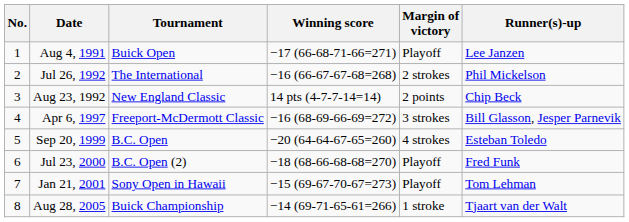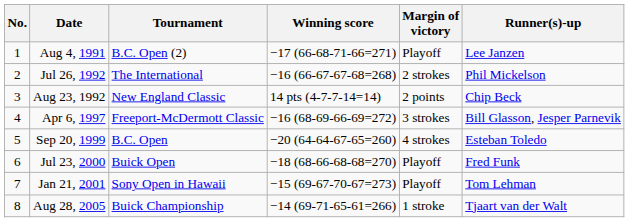(143, 53) Buick Open -> (149, 53) B.C. Open (2)
(149, 162) B.C. Open (2) -> (143, 162) Buick Open
